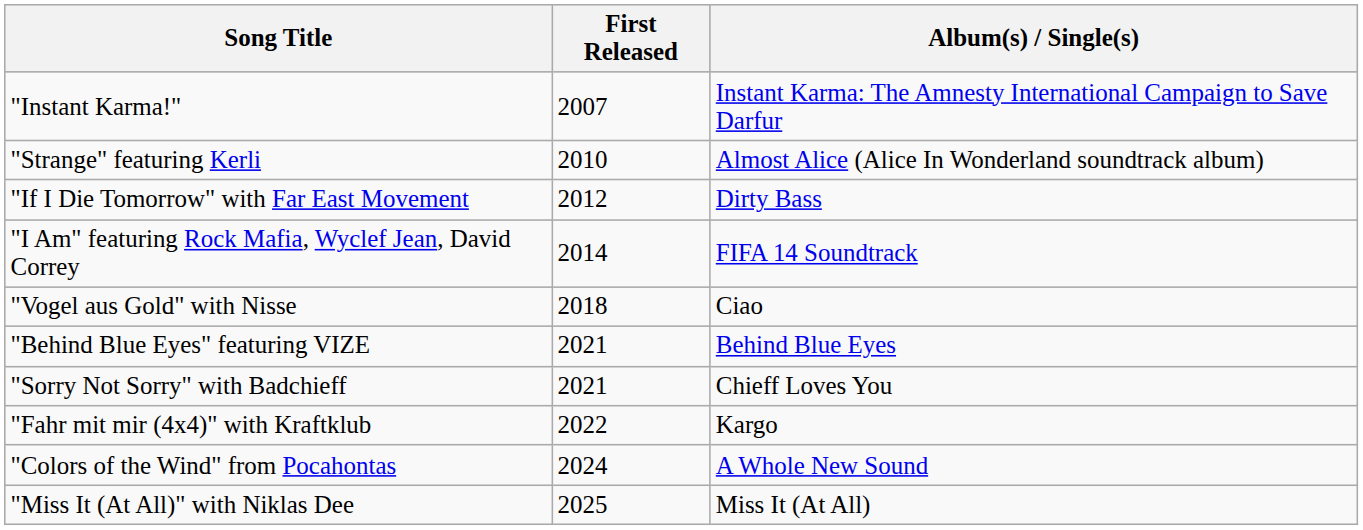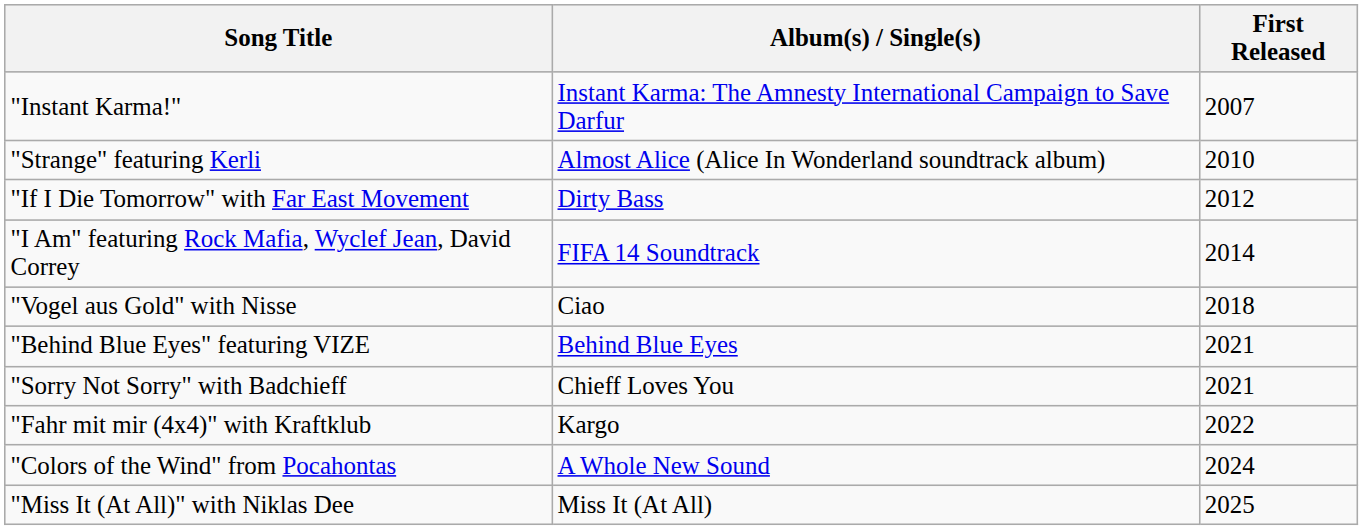columns swapped: (1034, 38) <-> (631, 38)
